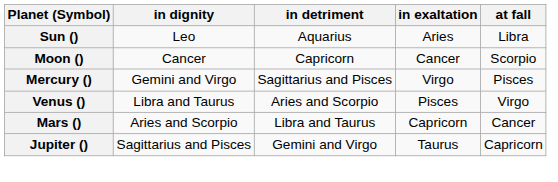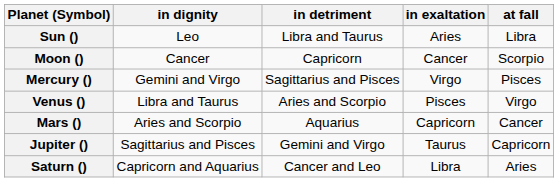(325, 36) Aquarius -> (332, 36) Libra and Taurus
(325, 123) Libra and Taurus -> (332, 123) Aquarius
+ row: (59, 166)
